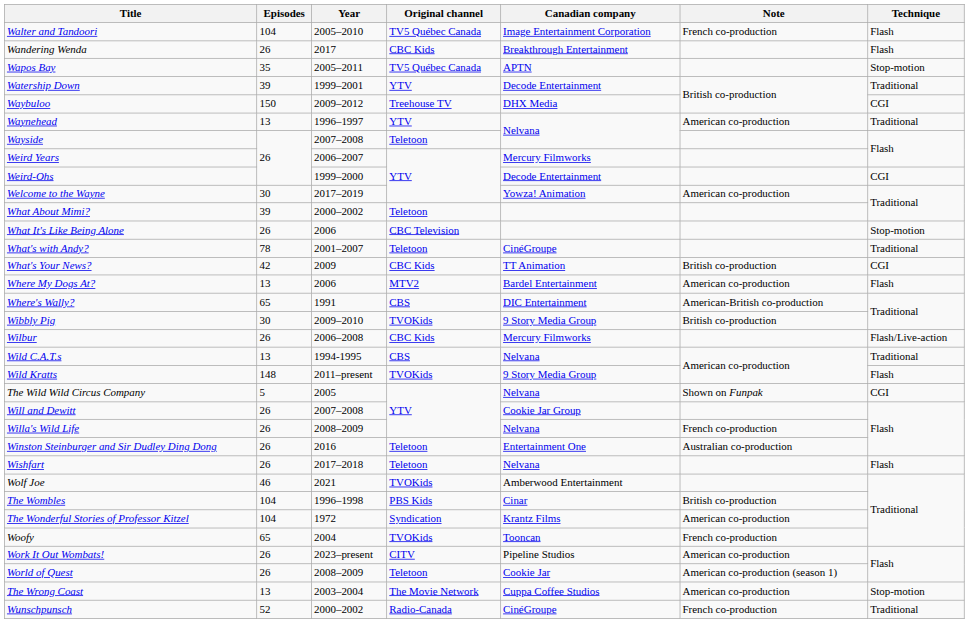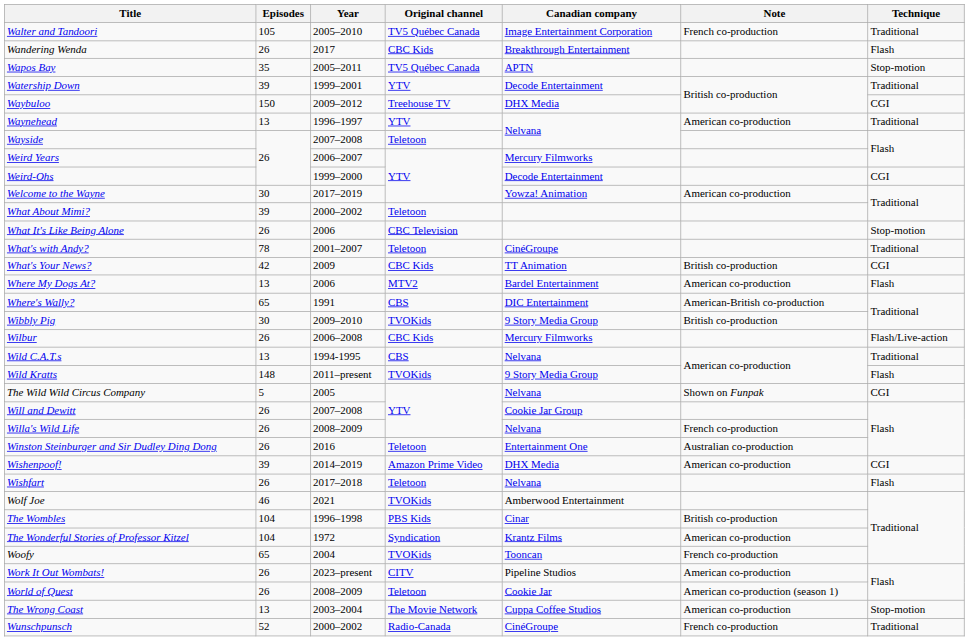(268, 31) 104 -> (267, 31) 105
(882, 31) Flash -> (895, 31) Traditional
+ row: (34, 465)
